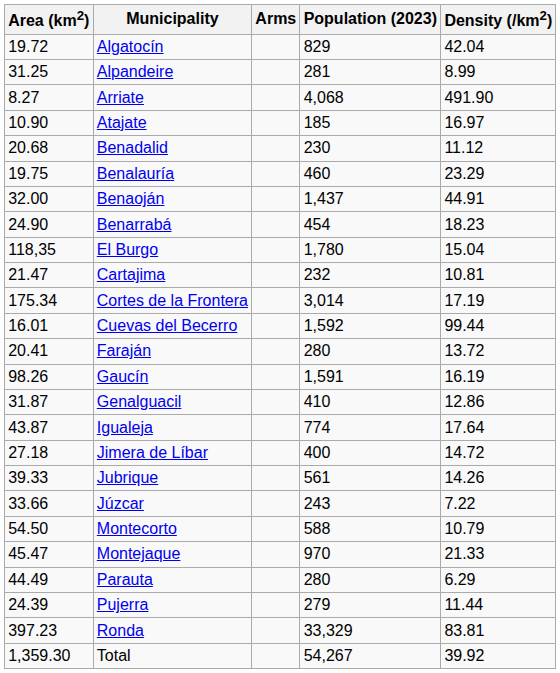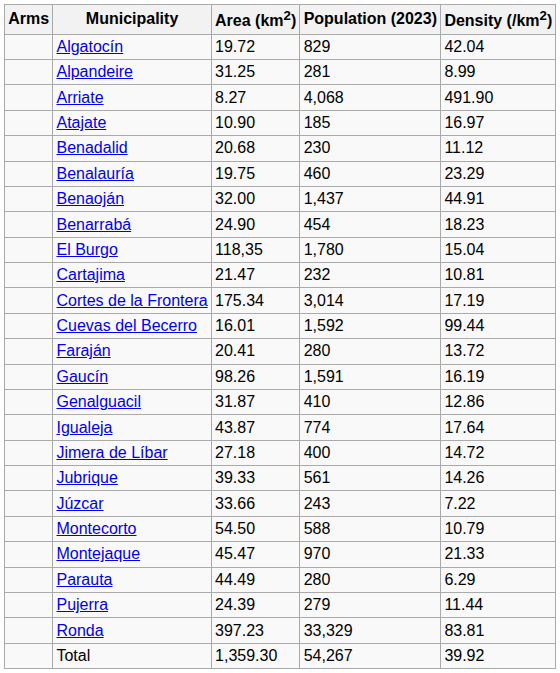columns swapped: (276, 19) <-> (49, 19)
